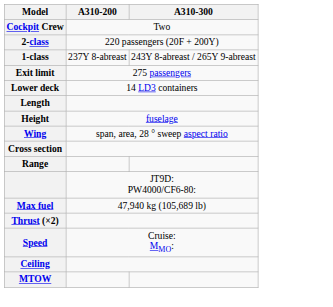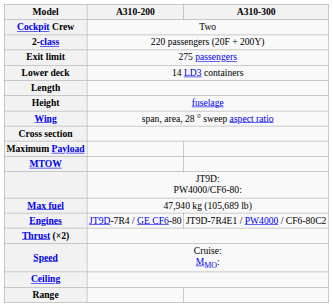- row: (35, 57)
+ row: (46, 149)
rows swapped: (35, 279) <-> (35, 164)
+ row: (46, 220)
